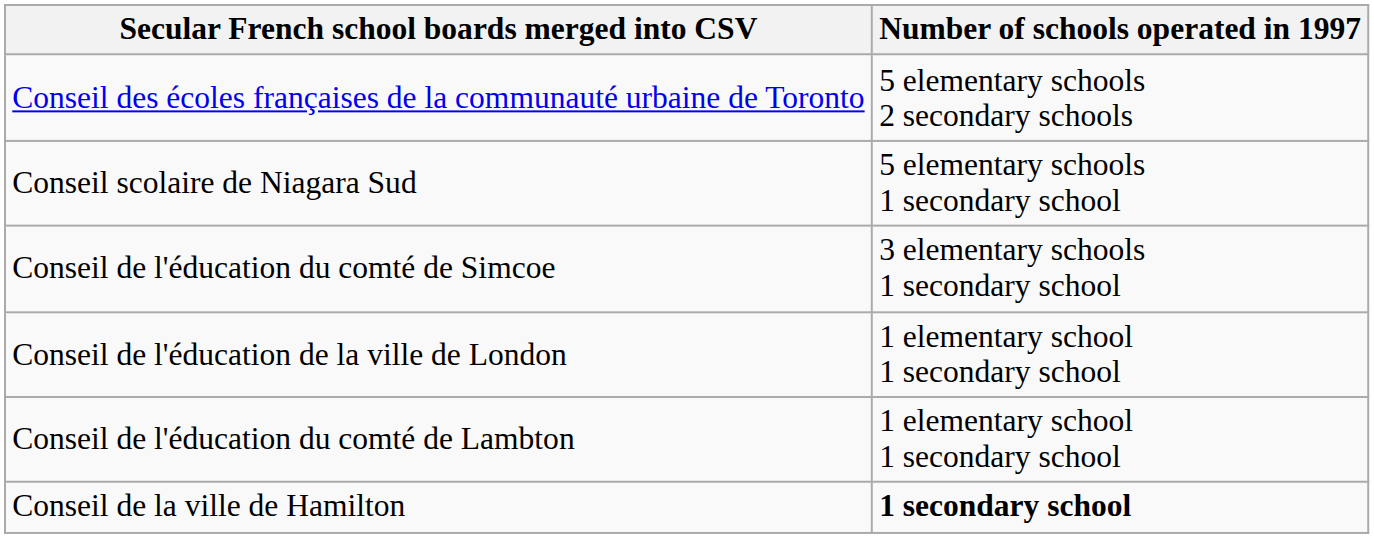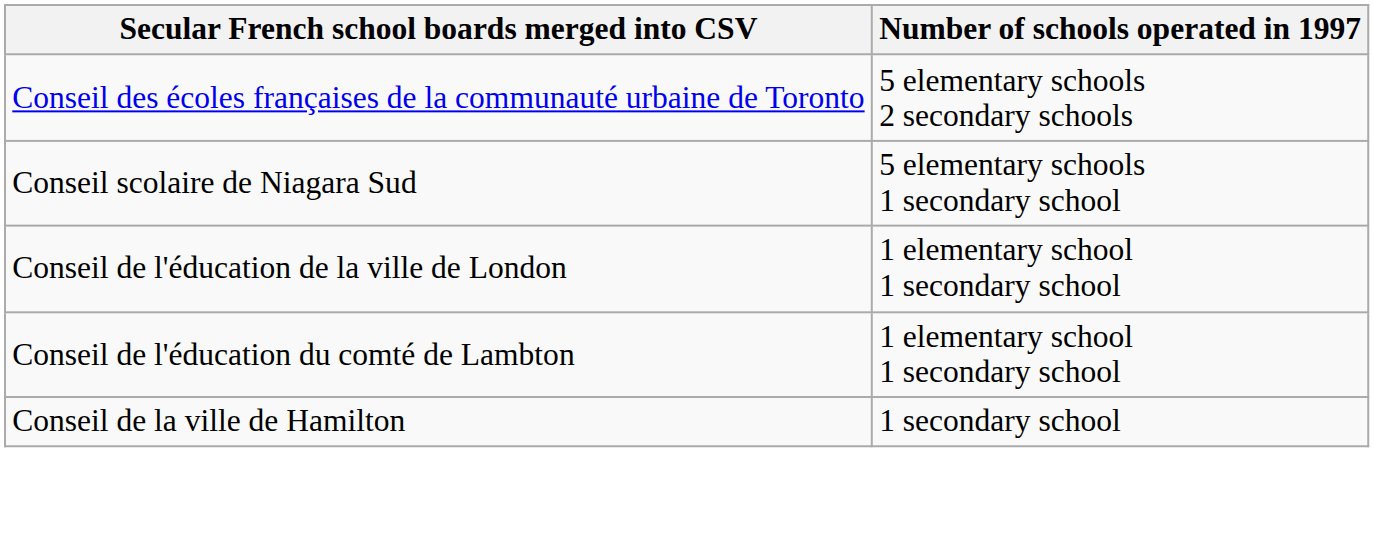- row: (284, 268)
(1005, 506) bold -> (1000, 421) normal
